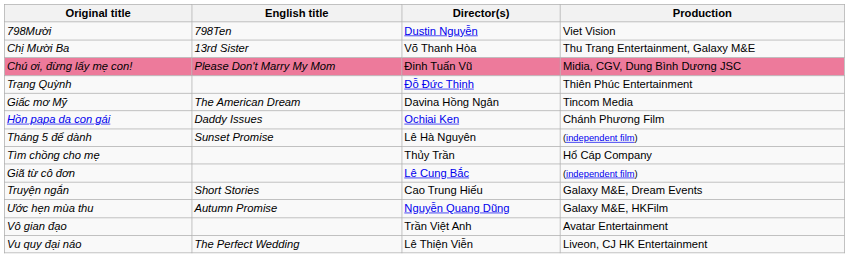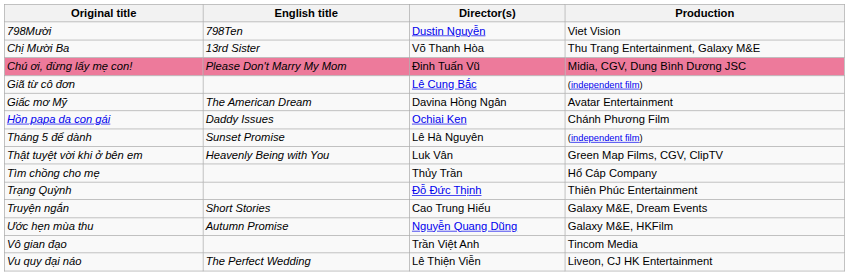rows swapped: (41, 173) <-> (39, 84)
(598, 102) Tincom Media -> (620, 102) Avatar Entertainment
+ row: (75, 155)
(615, 226) Avatar Entertainment -> (603, 244) Tincom Media
